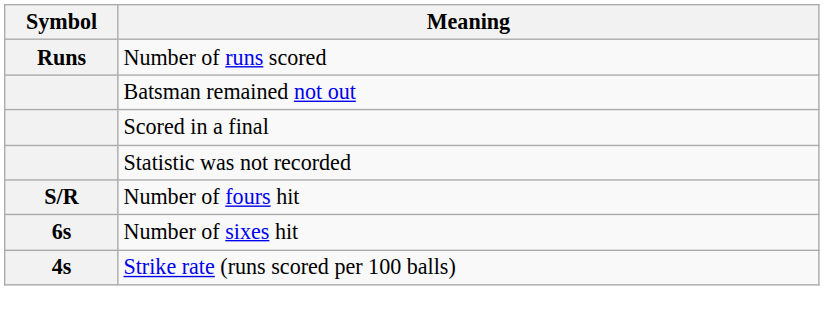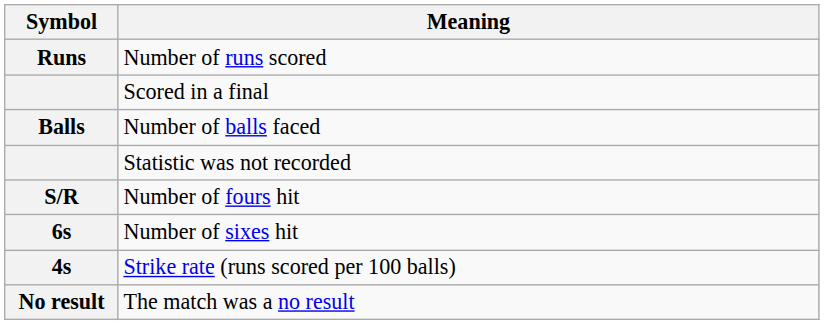- row: (240, 92)
+ row: (222, 127)
+ row: (239, 302)
